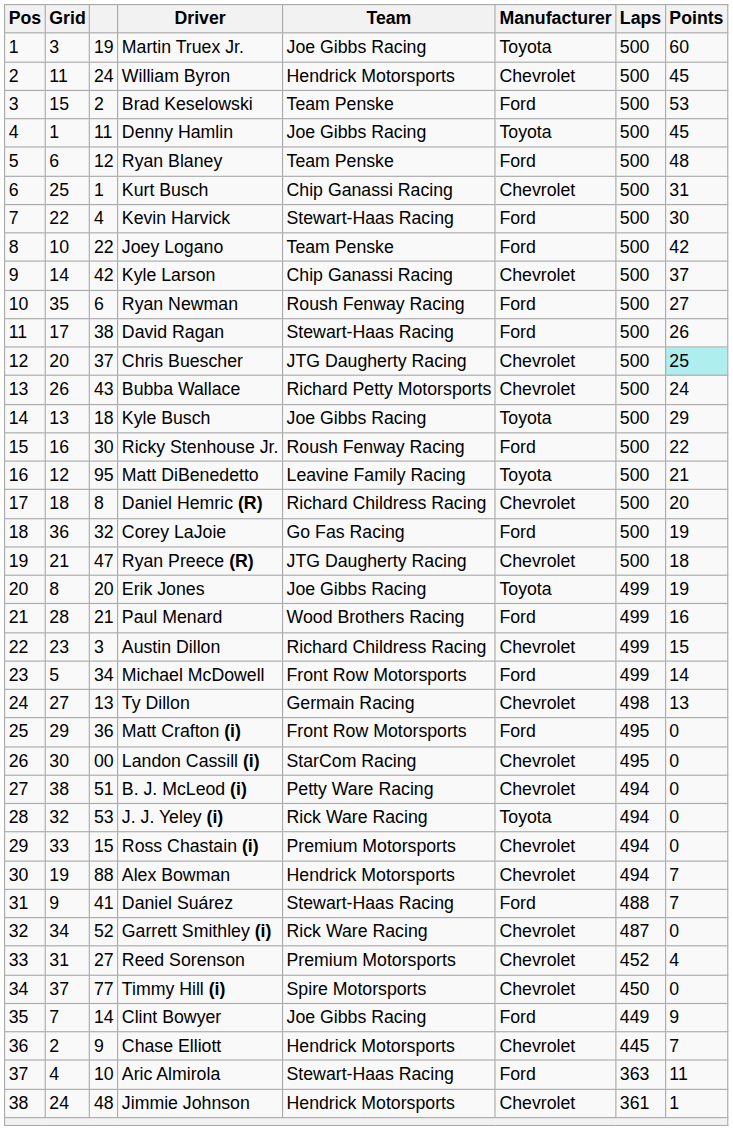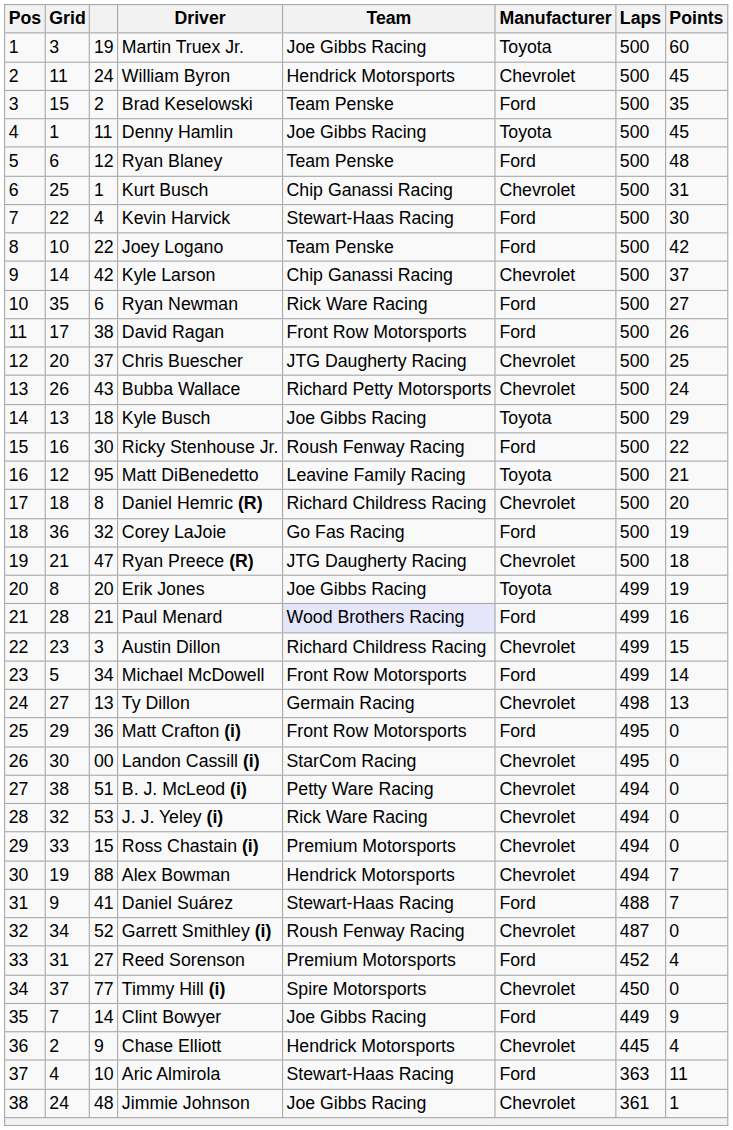(679, 104) 53 -> (679, 104) 35
(376, 303) Roush Fenway Racing -> (357, 303) Rick Ware Racing
(370, 332) Stewart-Haas Racing -> (377, 332) Front Row Motorsports
(679, 360) paleturquoise background -> (679, 360) no background
(375, 617) no background -> (375, 617) lavender background
(526, 817) Toyota -> (537, 817) Chevrolet
(357, 931) Rick Ware Racing -> (376, 931) Roush Fenway Racing
(537, 960) Chevrolet -> (518, 960) Ford
(674, 1045) 7 -> (674, 1045) 4
(371, 1102) Hendrick Motorsports -> (356, 1102) Joe Gibbs Racing
